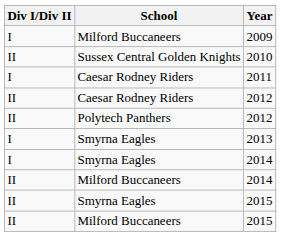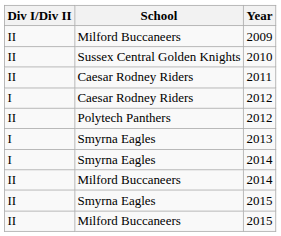(10, 36) I -> (12, 36) II
(10, 77) I -> (12, 77) II
(12, 97) II -> (10, 97) I
